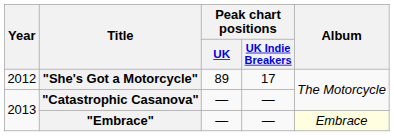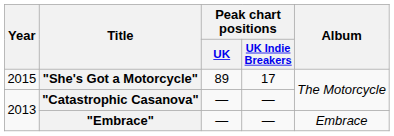(22, 79) 2012 -> (22, 79) 2015
(342, 120) lightyellow background -> (342, 120) no background
